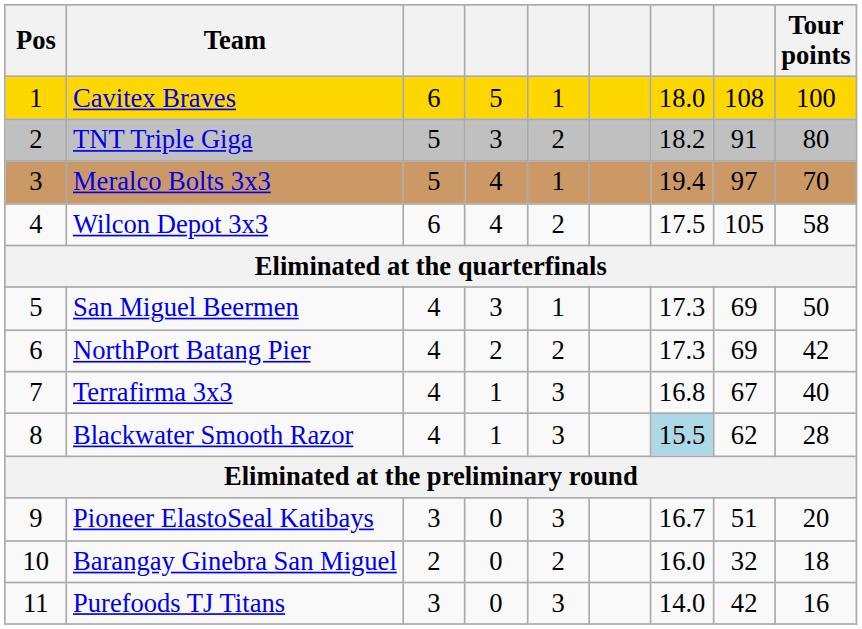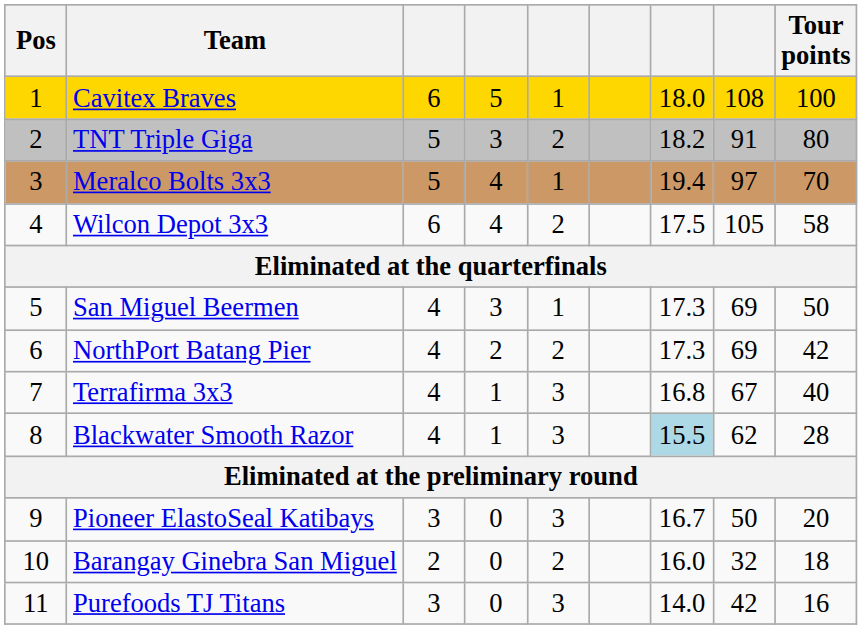(744, 518) 51 -> (744, 518) 50
